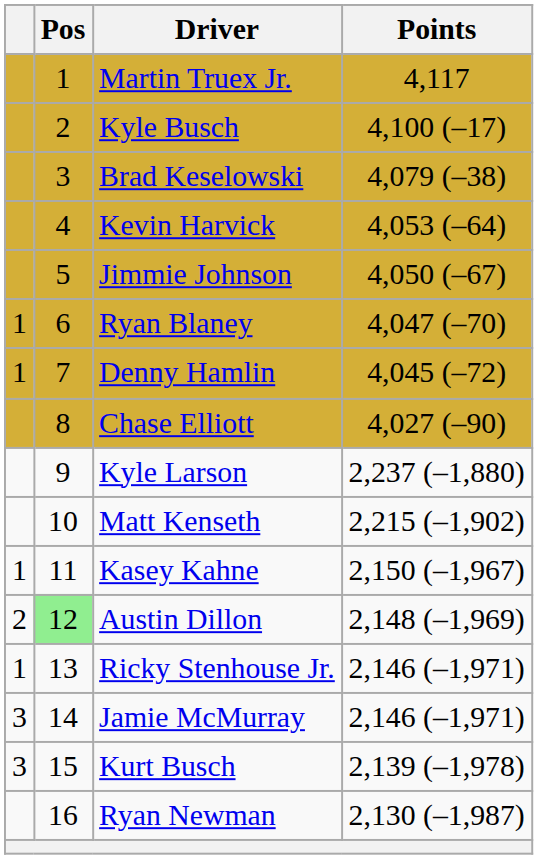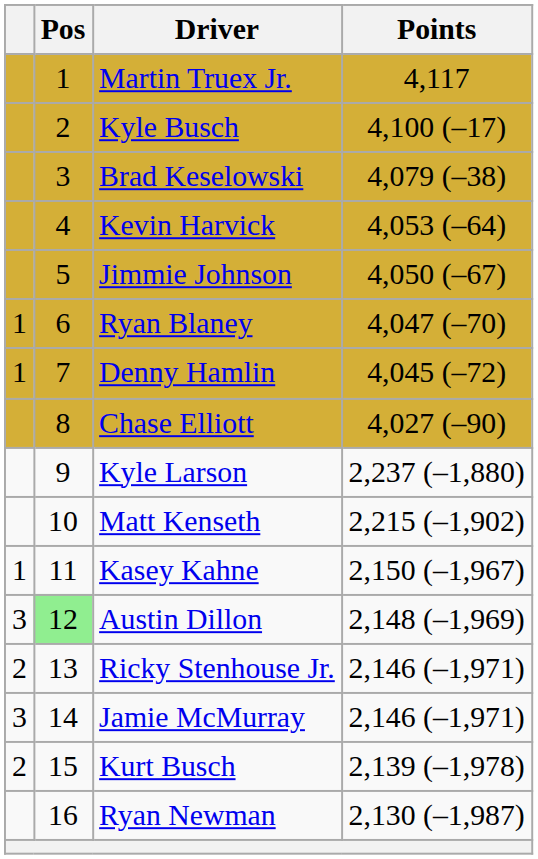(19, 618) 2 -> (19, 618) 3
(19, 667) 1 -> (19, 667) 2
(19, 766) 3 -> (19, 766) 2
